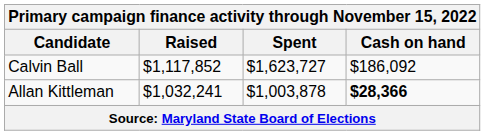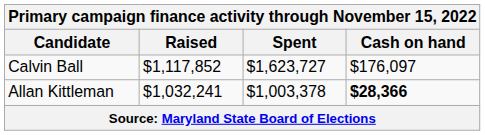(383, 67) $186,092 -> (383, 67) $176,097
(286, 92) $1,003,878 -> (286, 92) $1,003,378
